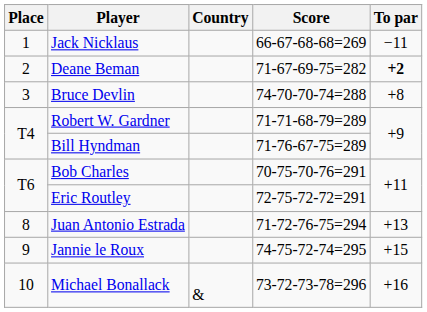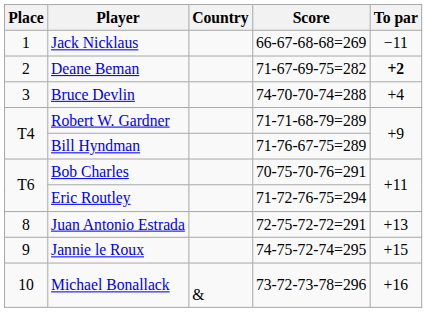(396, 95) +8 -> (396, 95) +4
(311, 198) 72-75-72-72=291 -> (311, 198) 71-72-76-75=294
(311, 224) 71-72-76-75=294 -> (311, 224) 72-75-72-72=291
